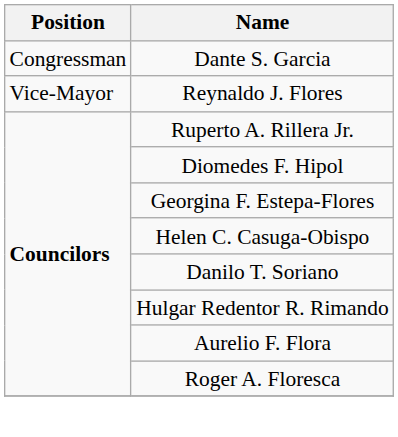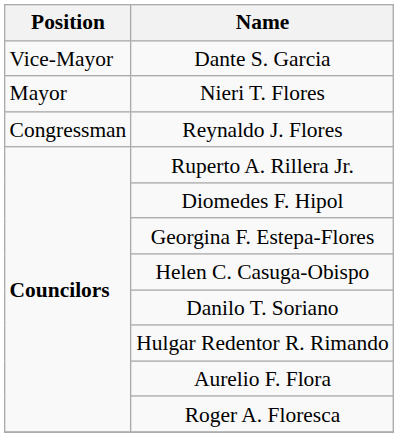(68, 58) Congressman -> (61, 58) Vice-Mayor
+ row: (262, 94)
(61, 94) Vice-Mayor -> (68, 129) Congressman
